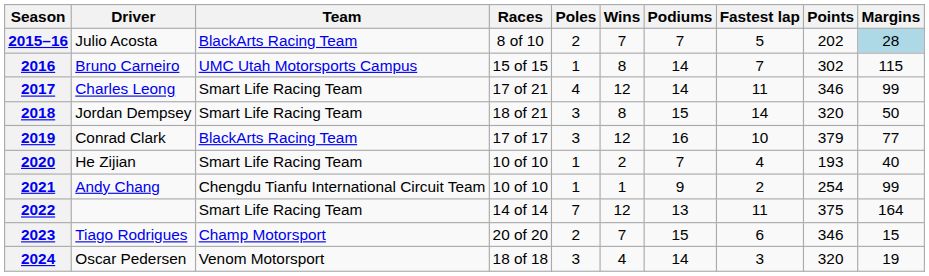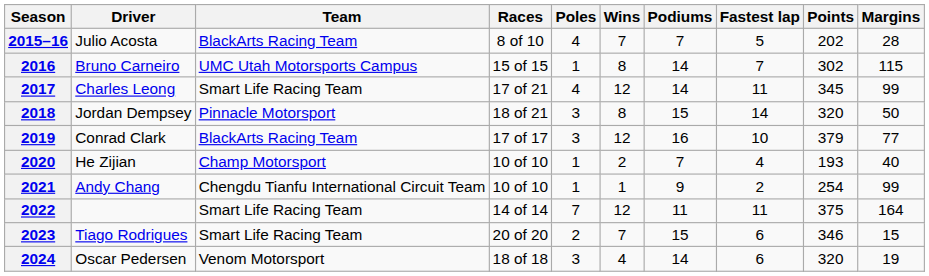(576, 40) 2 -> (576, 40) 4
(891, 40) lightblue background -> (891, 40) no background
(831, 89) 346 -> (831, 89) 345
(280, 113) Smart Life Racing Team -> (267, 113) Pinnacle Motorsport
(280, 162) Smart Life Racing Team -> (262, 162) Champ Motorsport
(680, 210) 13 -> (680, 210) 11
(262, 234) Champ Motorsport -> (280, 234) Smart Life Racing Team
(760, 259) 3 -> (760, 259) 6
